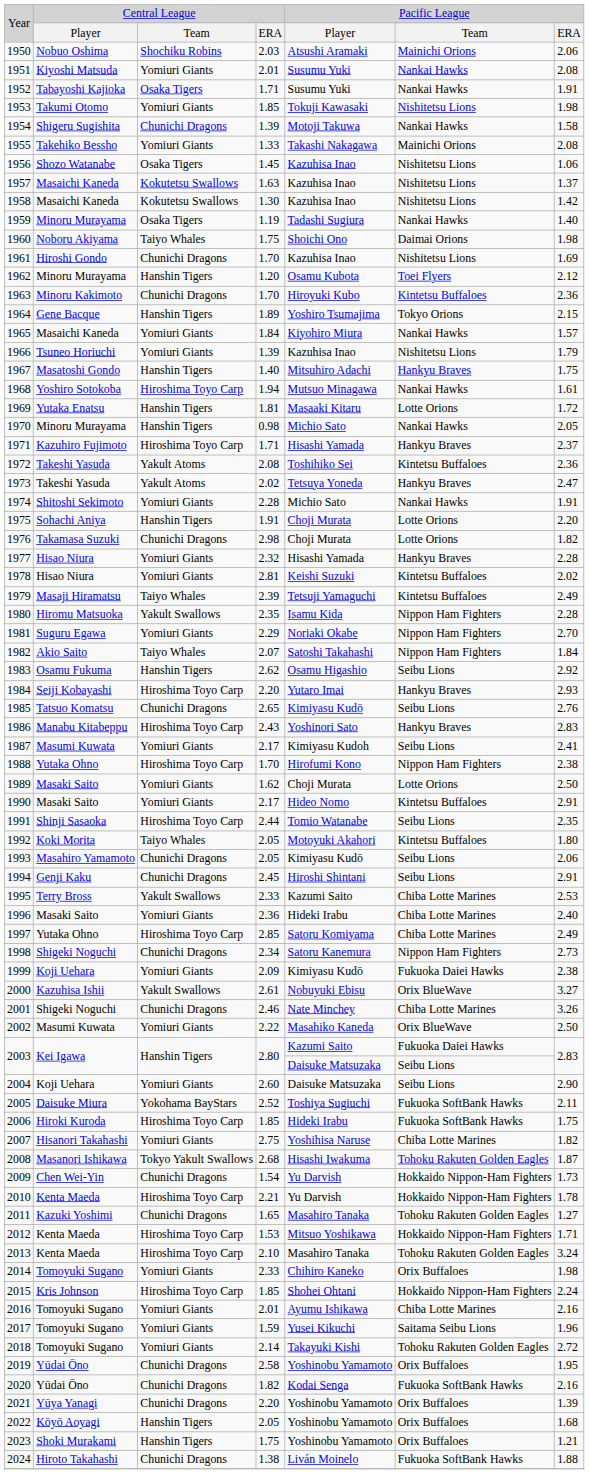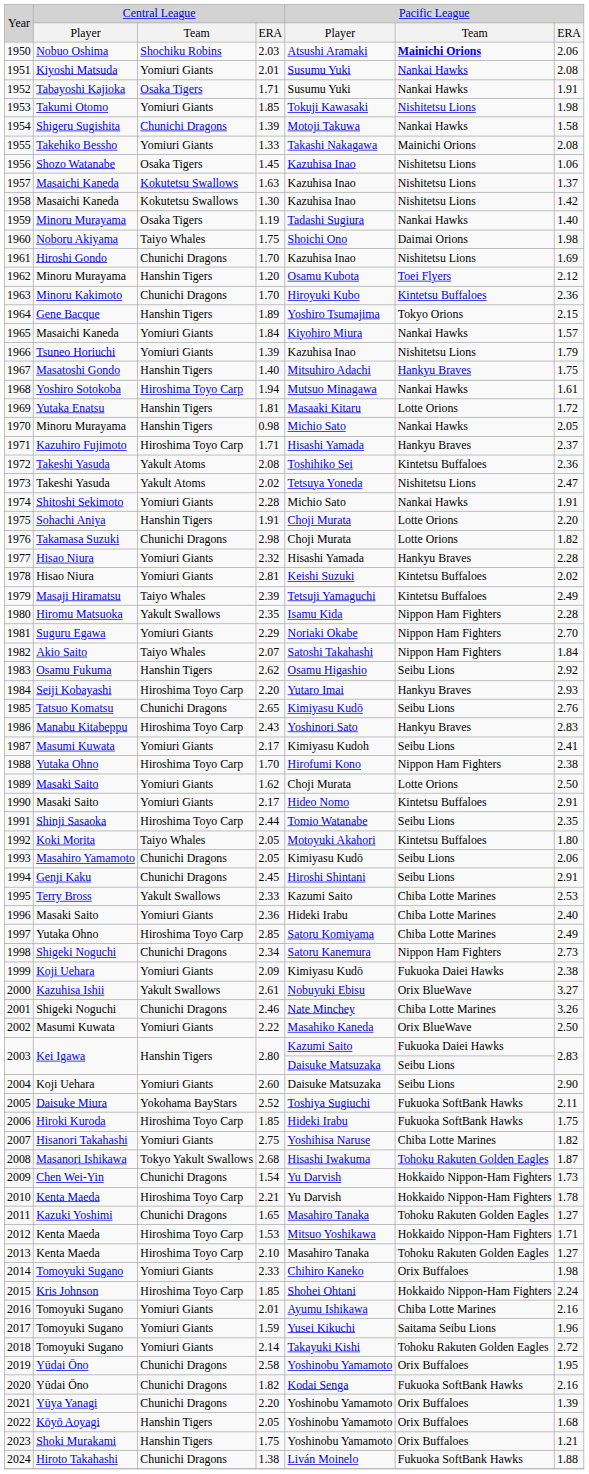(437, 51) normal -> (439, 51) bold
(434, 483) Hankyu Braves -> (437, 483) Nishitetsu Lions
(568, 1253) 3.24 -> (568, 1253) 1.27
